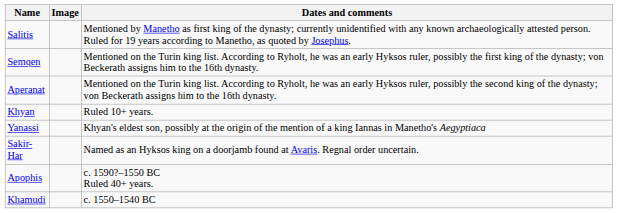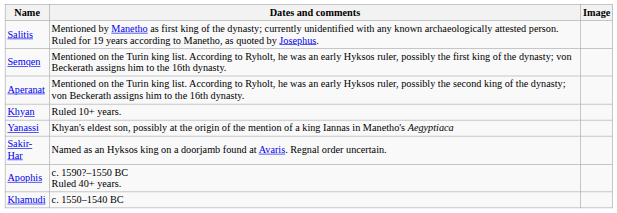columns swapped: (65, 12) <-> (347, 12)
